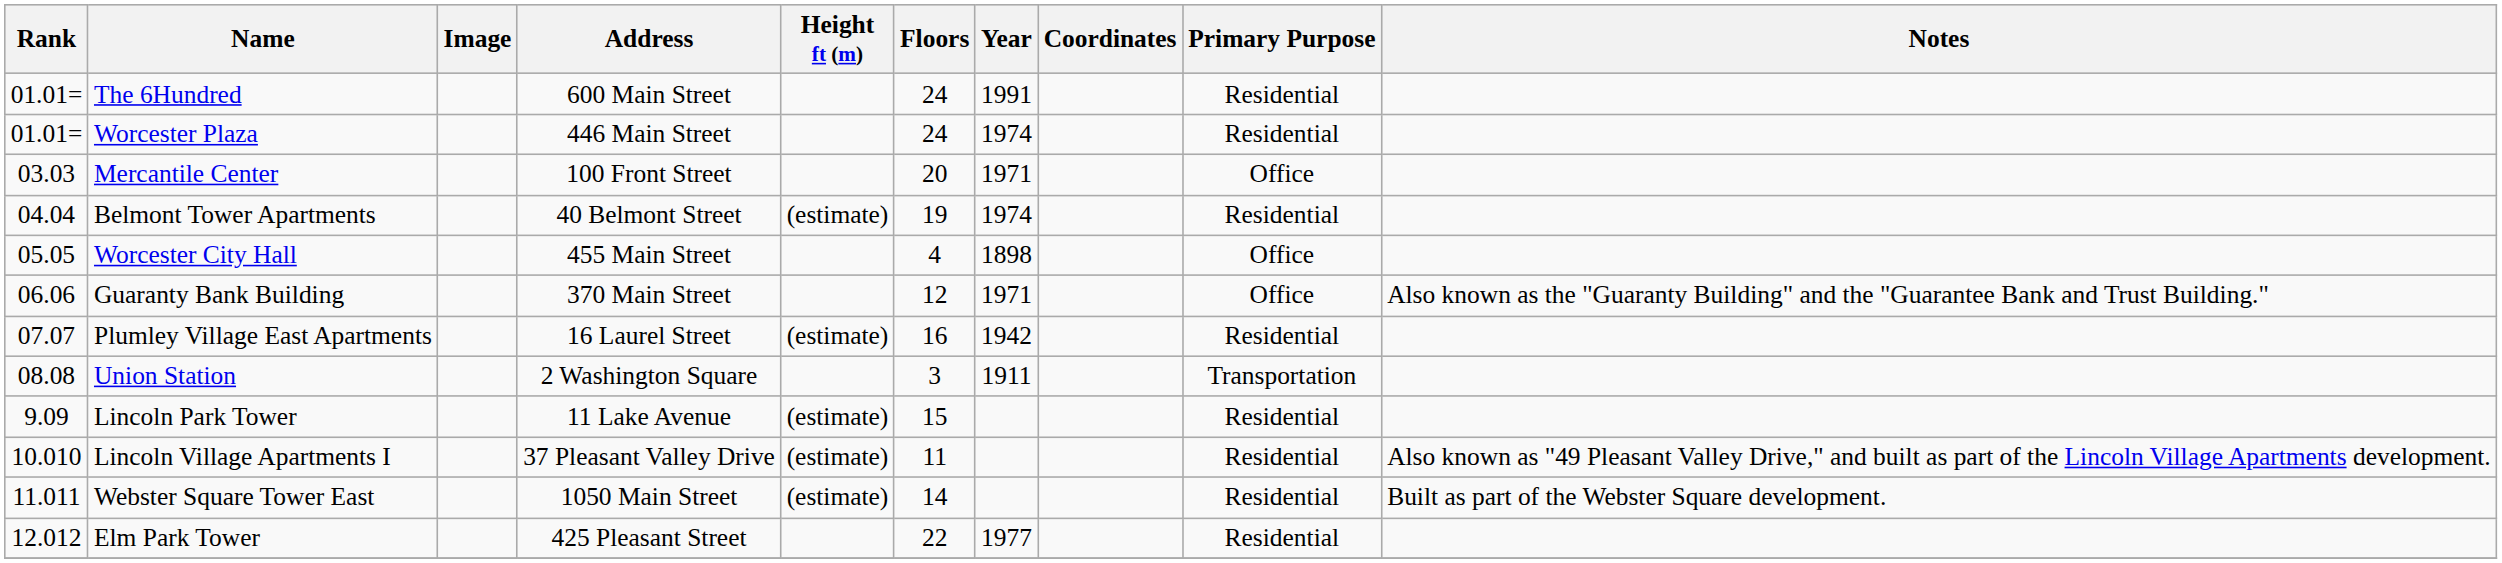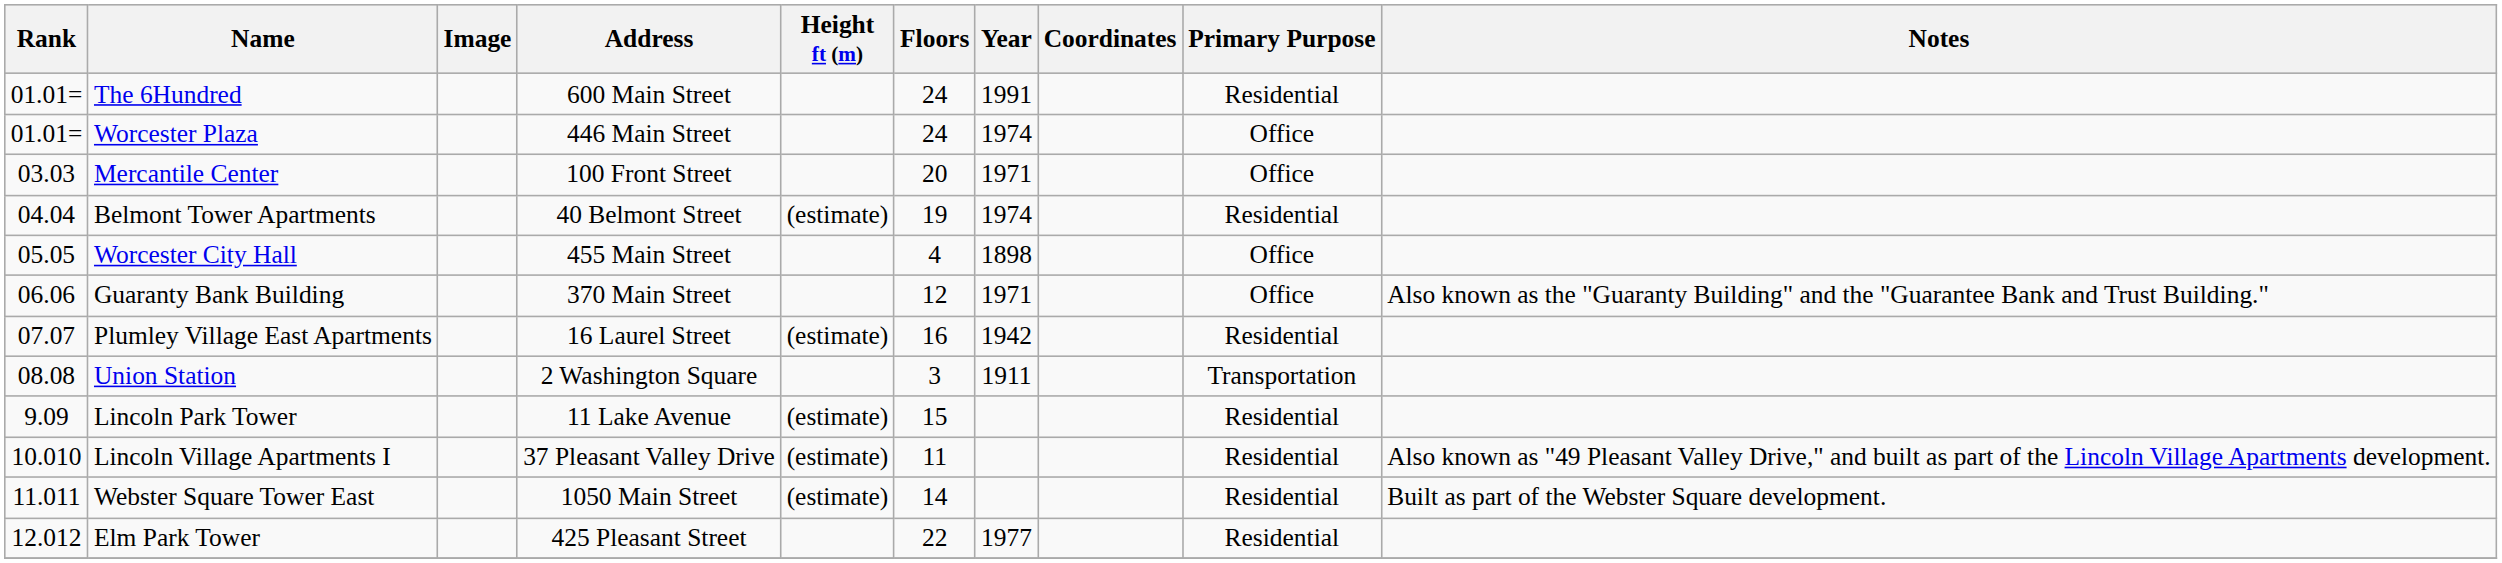(1282, 133) Residential -> (1282, 133) Office
